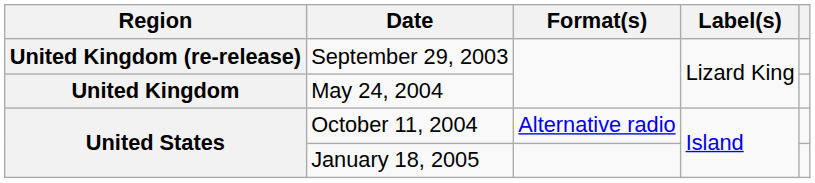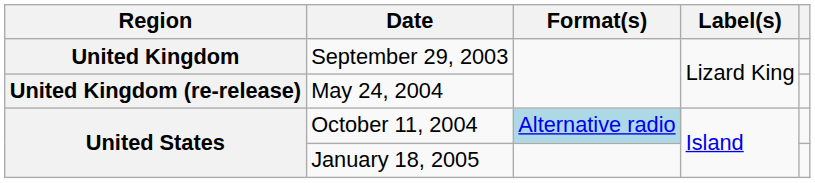(155, 56) United Kingdom (re-release) -> (155, 56) United Kingdom
(155, 90) United Kingdom -> (155, 90) United Kingdom (re-release)
(597, 125) no background -> (597, 125) lightblue background
